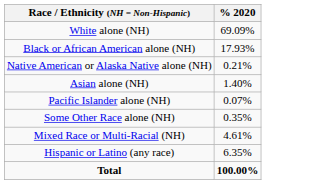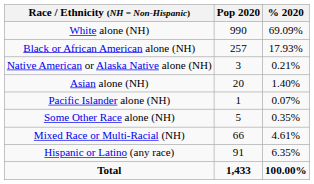+ column: (238, 13)
